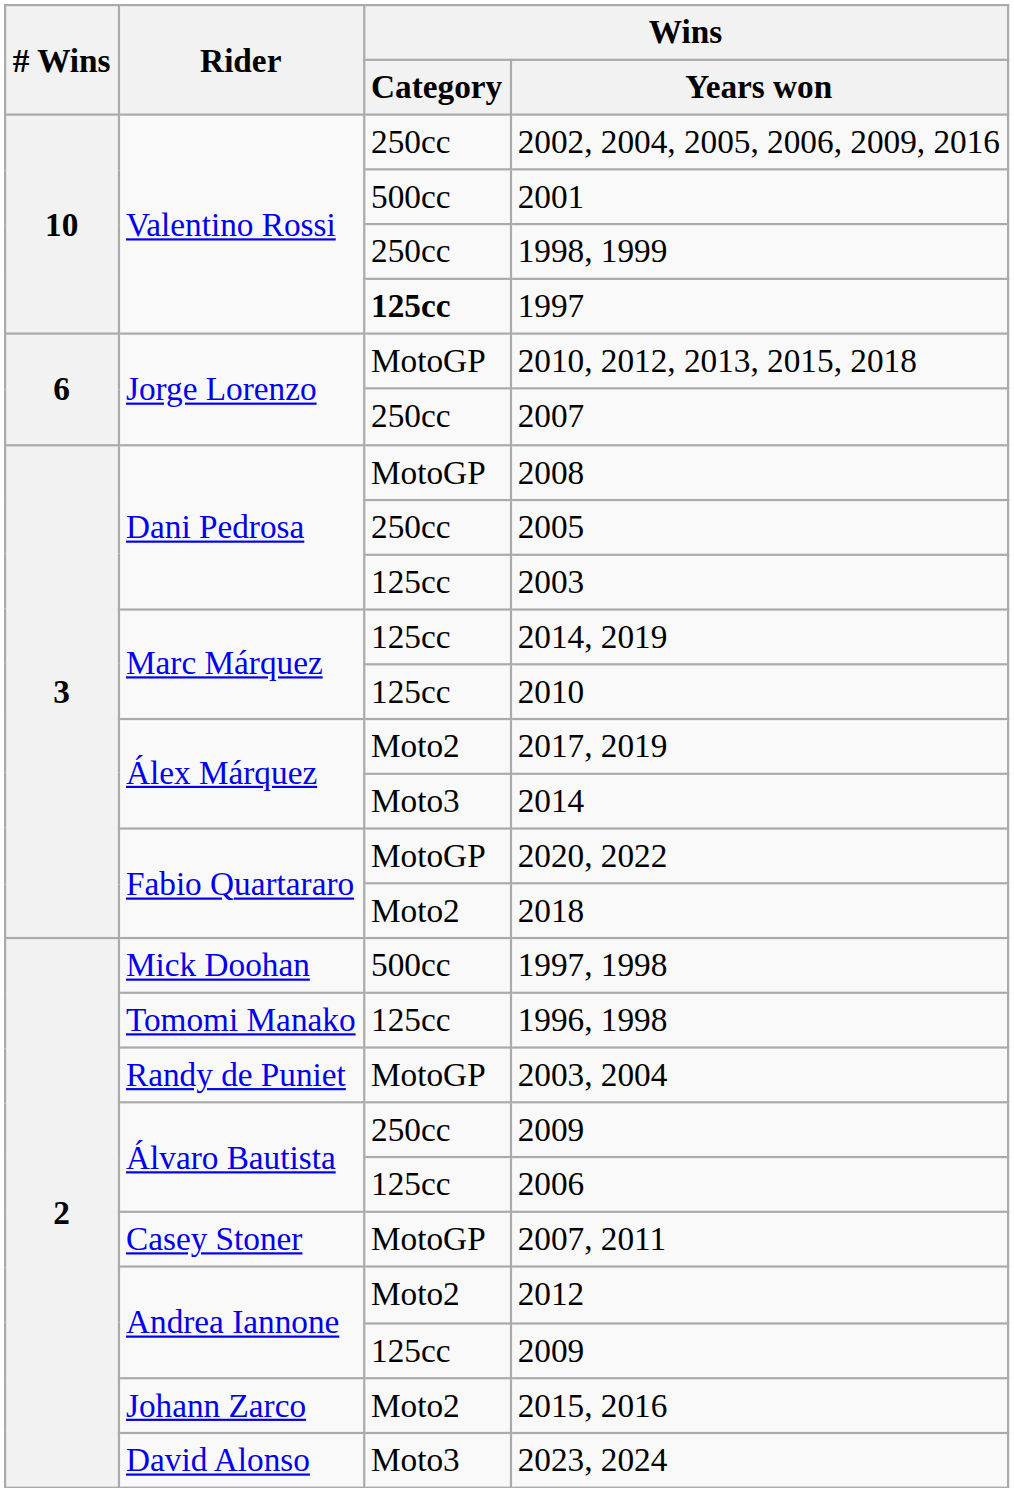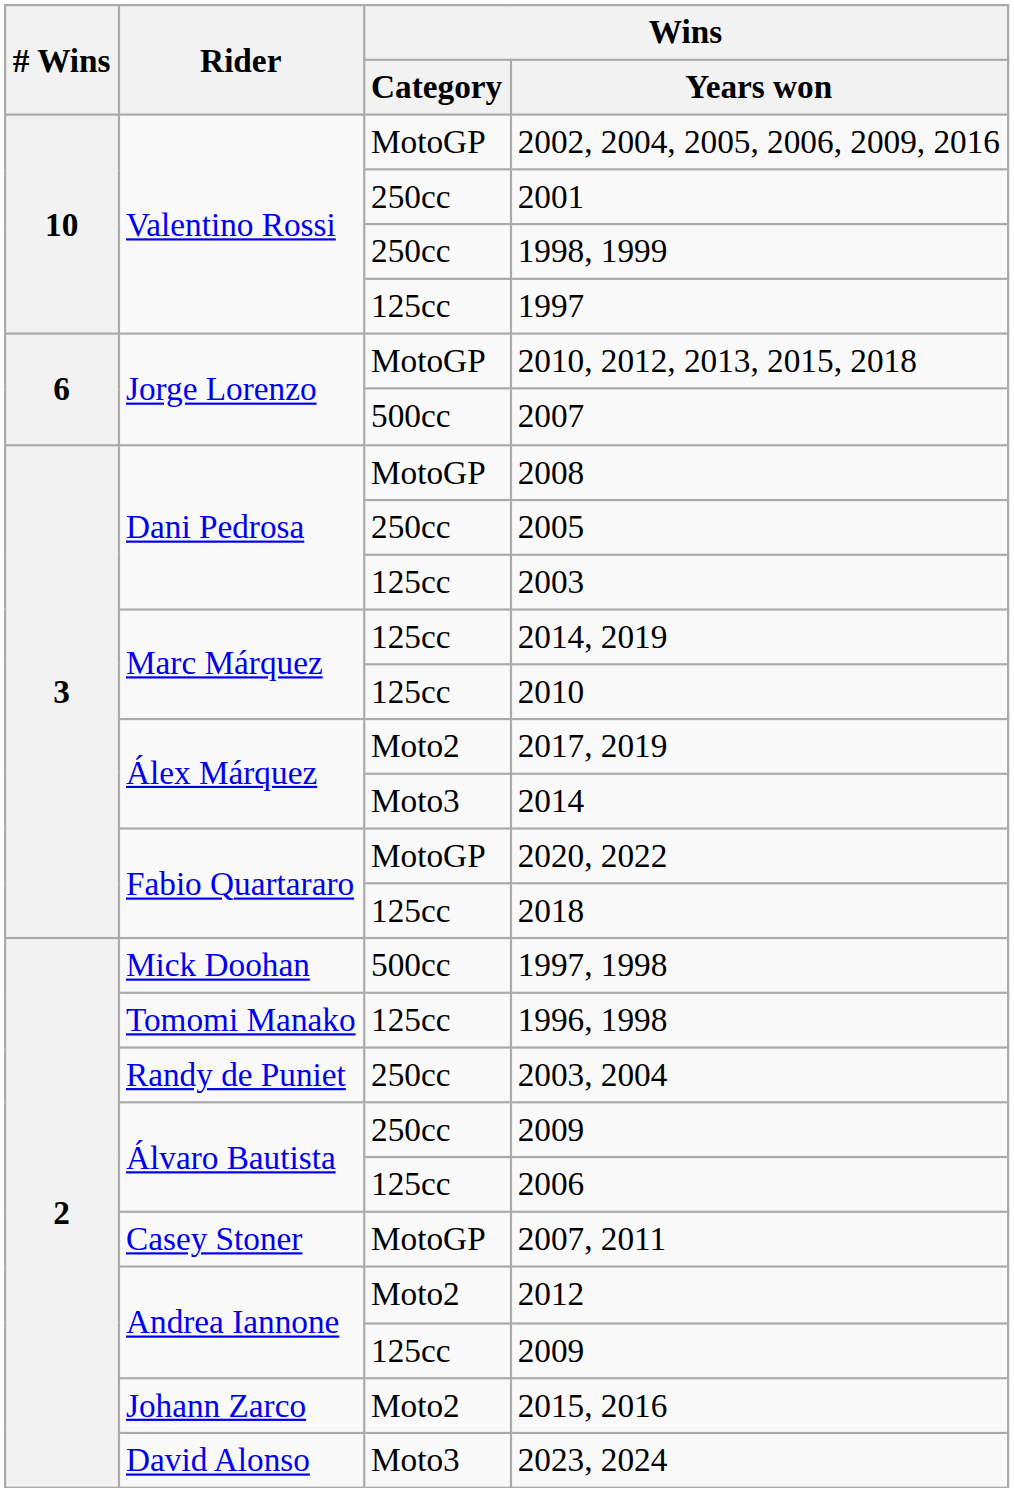(411, 141) 250cc -> (428, 141) MotoGP
(411, 196) 500cc -> (411, 196) 250cc
(411, 306) bold -> (411, 306) normal
(411, 416) 250cc -> (411, 416) 500cc
(415, 910) Moto2 -> (411, 910) 125cc
(428, 1074) MotoGP -> (411, 1074) 250cc
